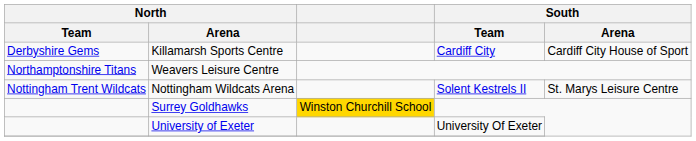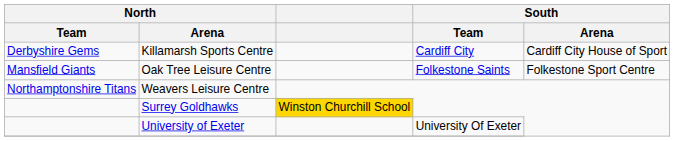+ row: (206, 70)
- row: (223, 88)
